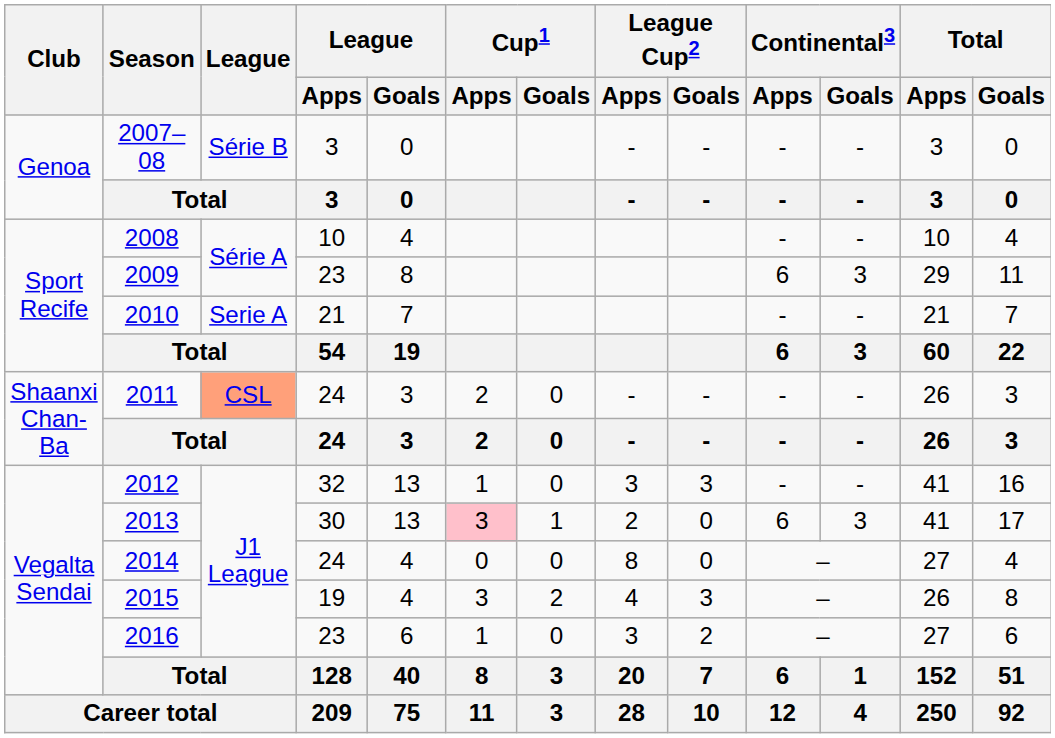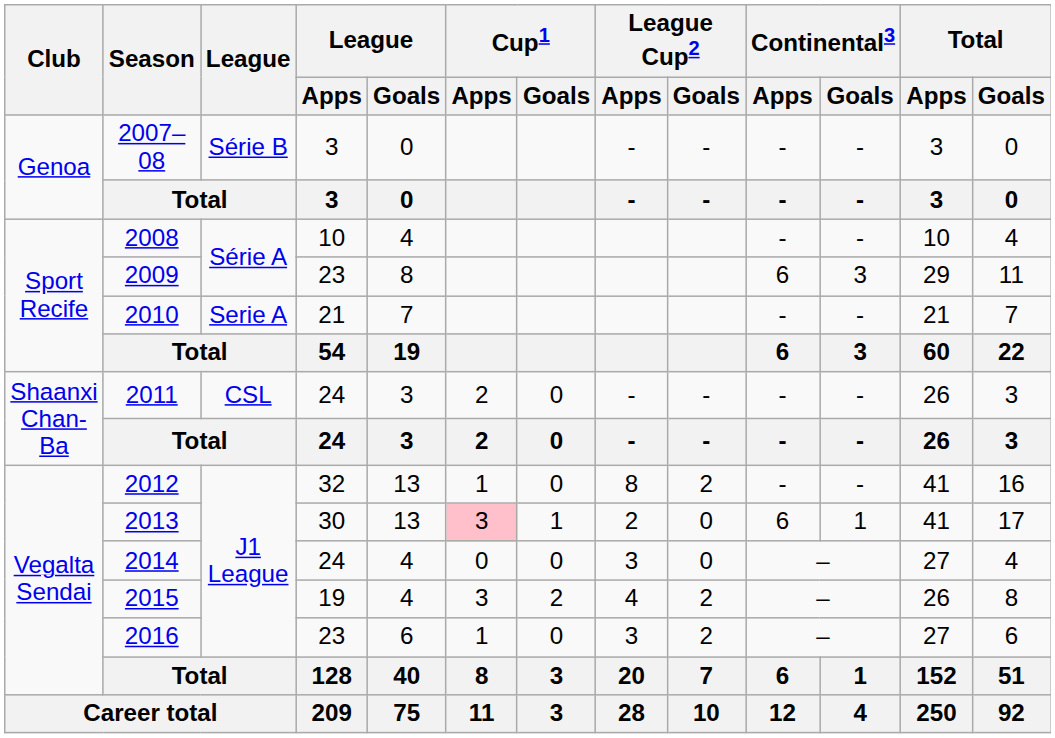(248, 395) lightsalmon background -> (248, 395) no background
(631, 483) 3 -> (631, 483) 8
(706, 483) 3 -> (706, 483) 2
(860, 522) 3 -> (860, 522) 1
(631, 560) 8 -> (631, 560) 3
(706, 598) 3 -> (706, 598) 2
